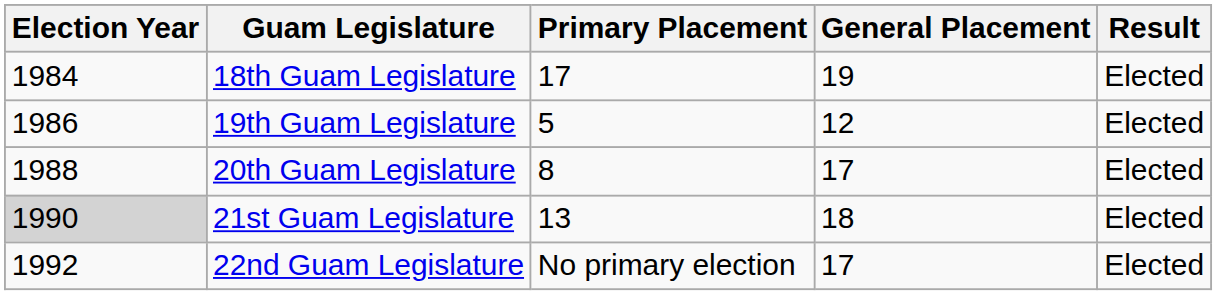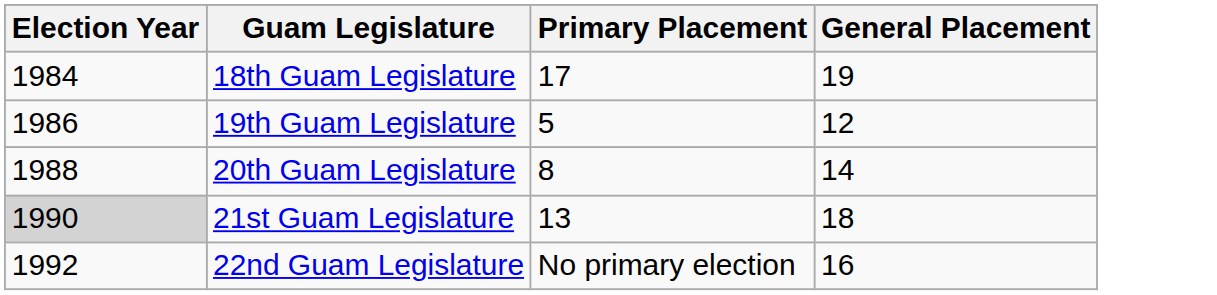- column: (1154, 28)
(838, 170) 17 -> (838, 170) 14
(838, 265) 17 -> (838, 265) 16
